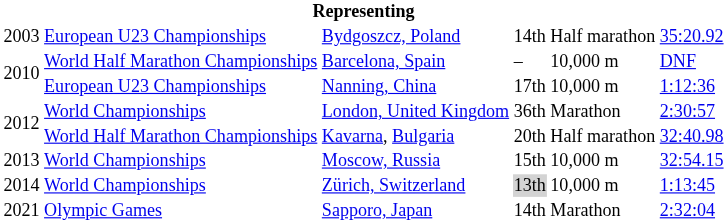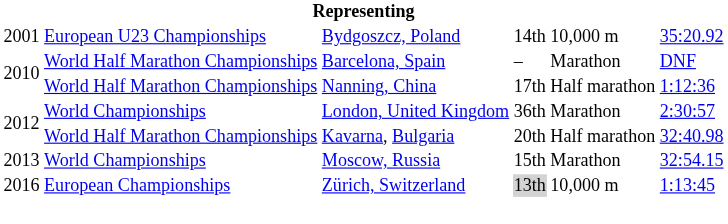(21, 36) 2003 -> (21, 36) 2001
(603, 36) Half marathon -> (584, 36) 10,000 m
(584, 61) 10,000 m -> (585, 61) Marathon
(155, 86) European U23 Championships -> (181, 86) World Half Marathon Championships
(584, 86) 10,000 m -> (603, 86) Half marathon
(584, 160) 10,000 m -> (585, 160) Marathon
(21, 185) 2014 -> (21, 185) 2016
(125, 185) World Championships -> (137, 185) European Championships
- row: (377, 210)
